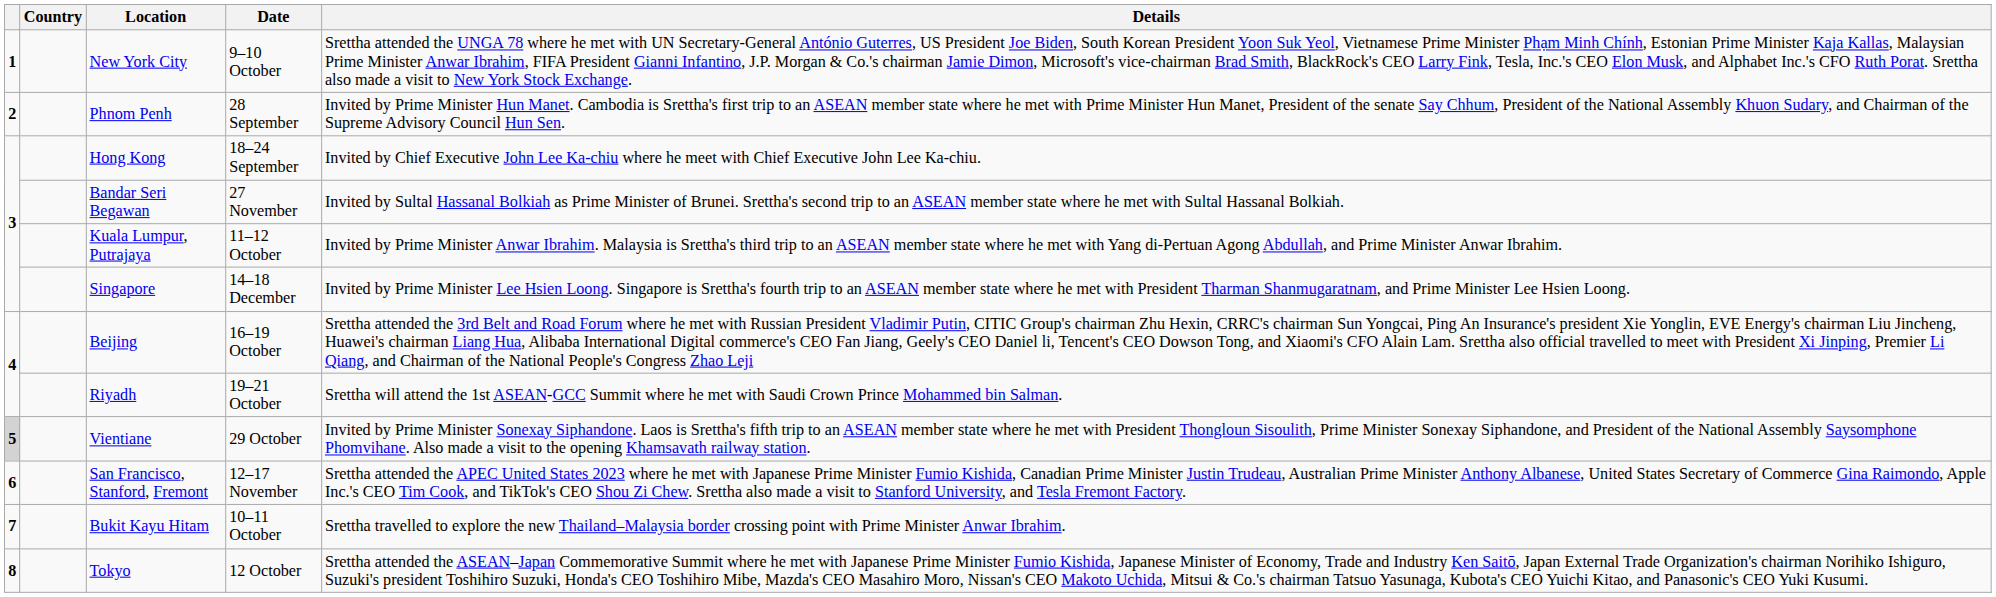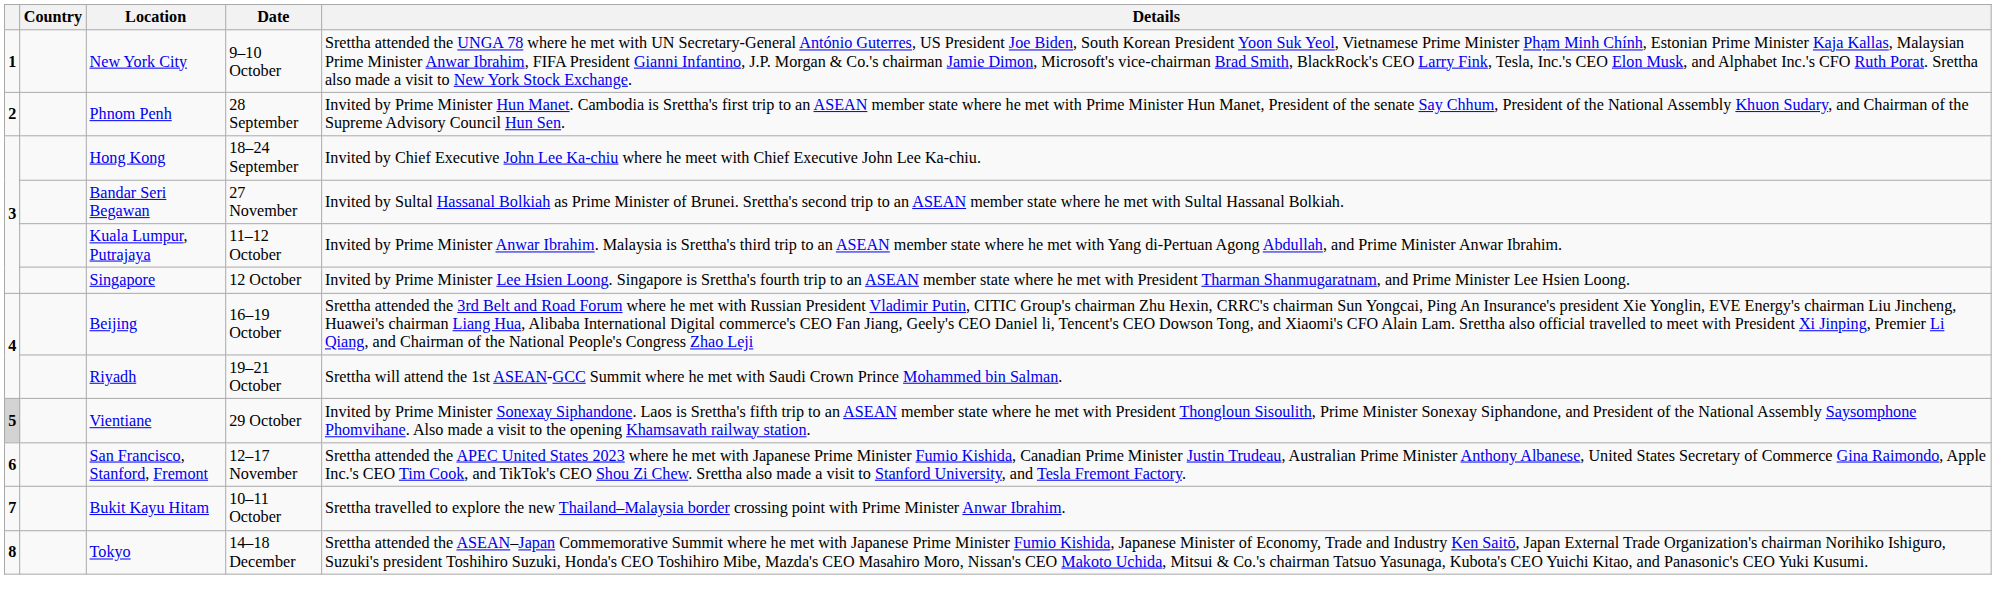(262, 289) 14–18 December -> (265, 280) 12 October
(265, 570) 12 October -> (262, 552) 14–18 December
